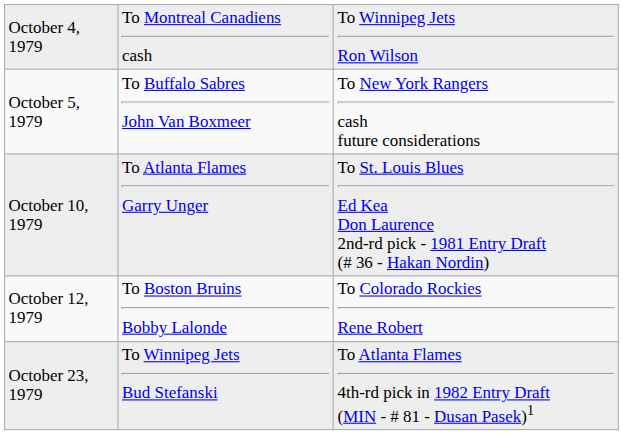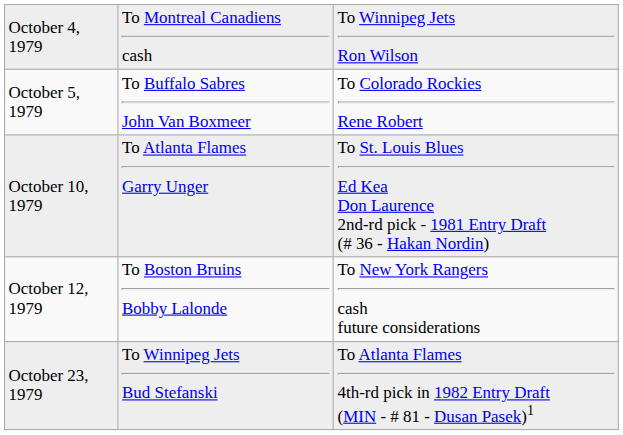(476, 111) To New York Rangers cash future considerations -> (476, 102) To Colorado Rockies Rene Robert
(476, 308) To Colorado Rockies Rene Robert -> (476, 298) To New York Rangers cash future considerations
